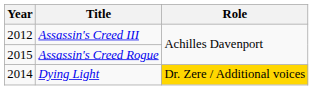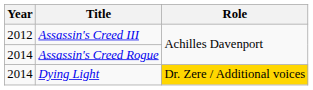(20, 54) 2015 -> (20, 54) 2014
